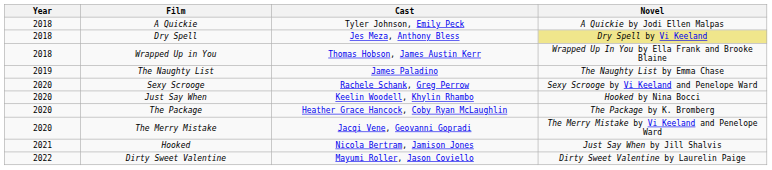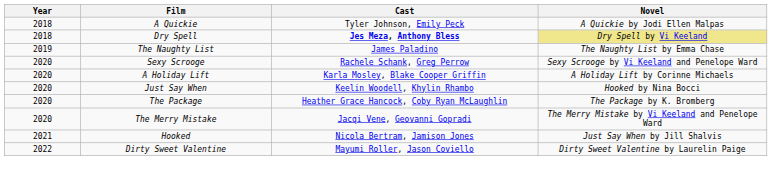(405, 37) normal -> (405, 37) bold
- row: (176, 54)
+ row: (176, 75)
